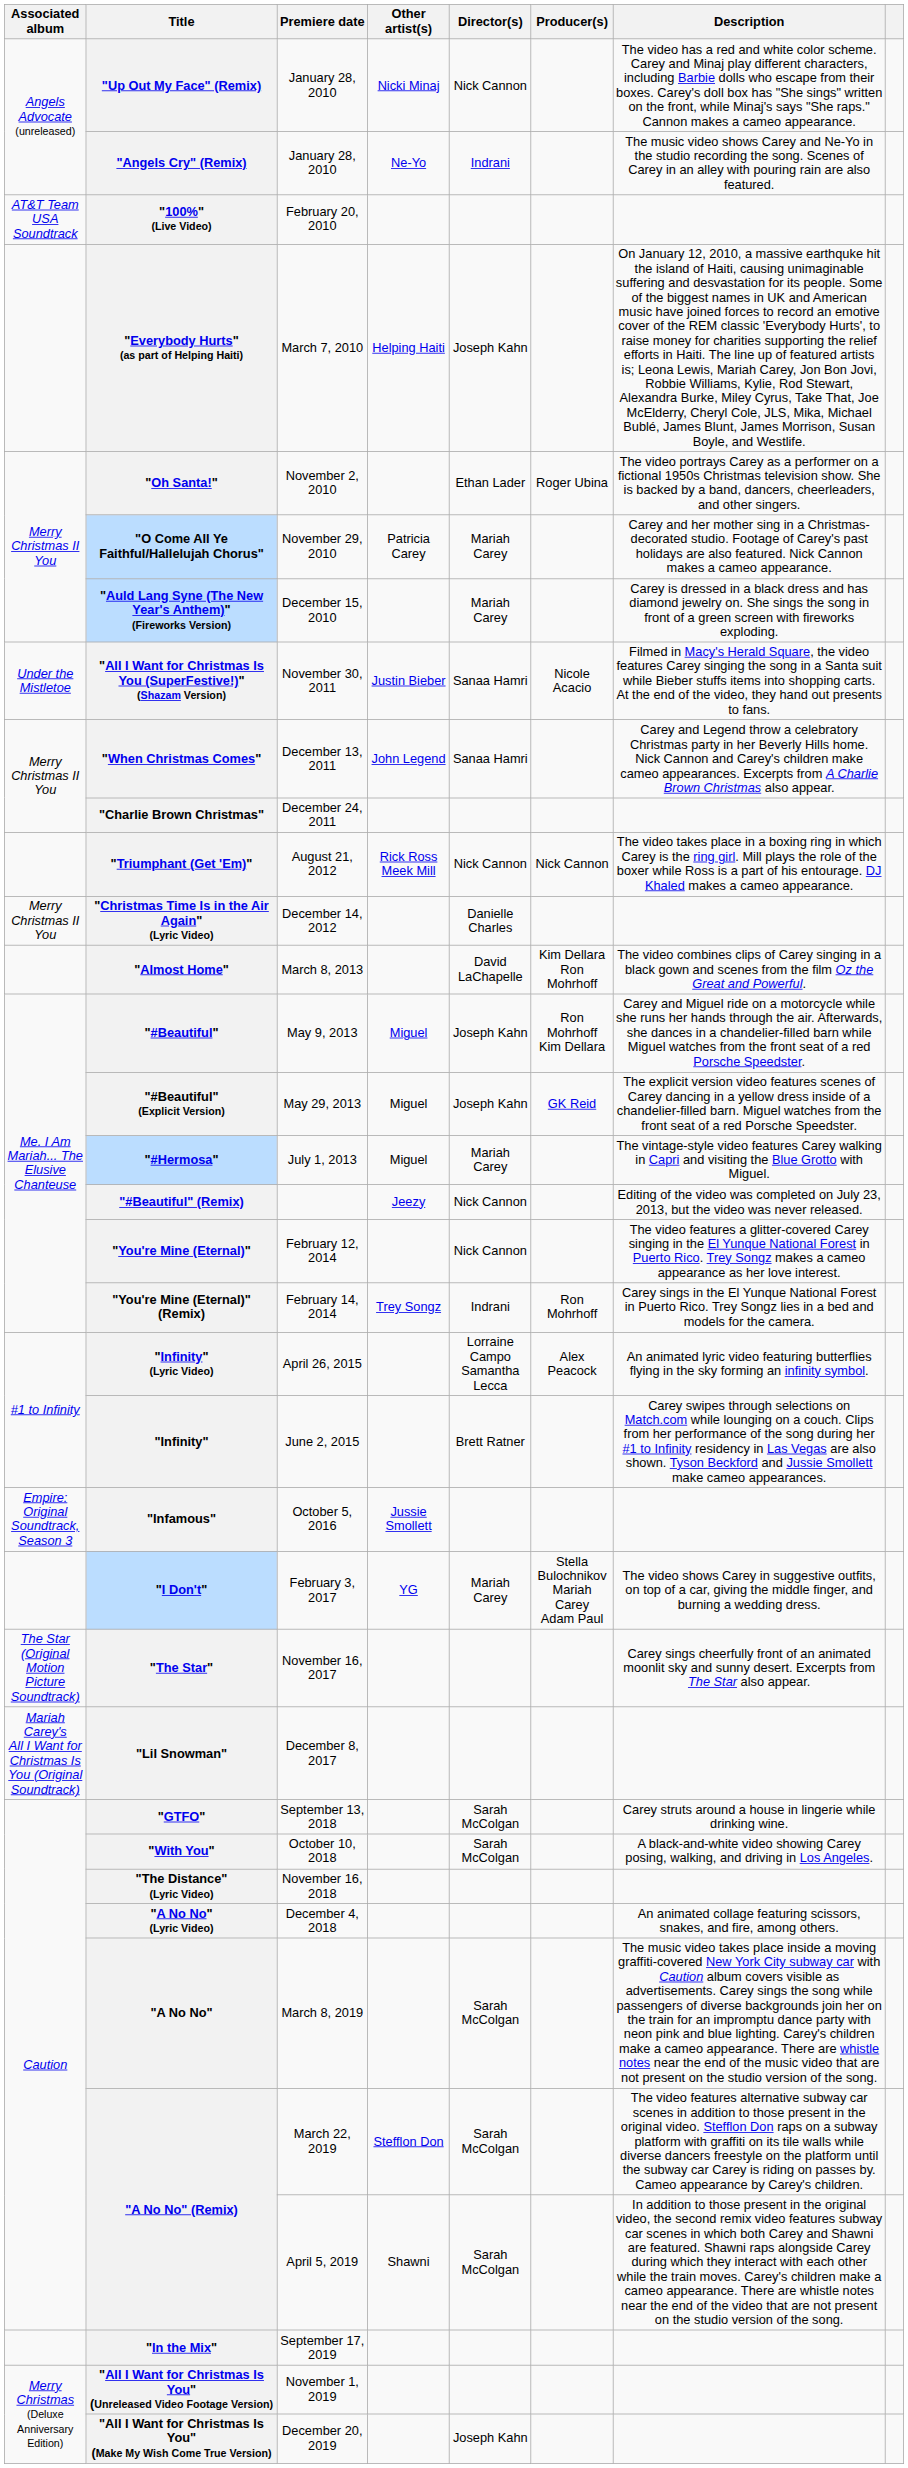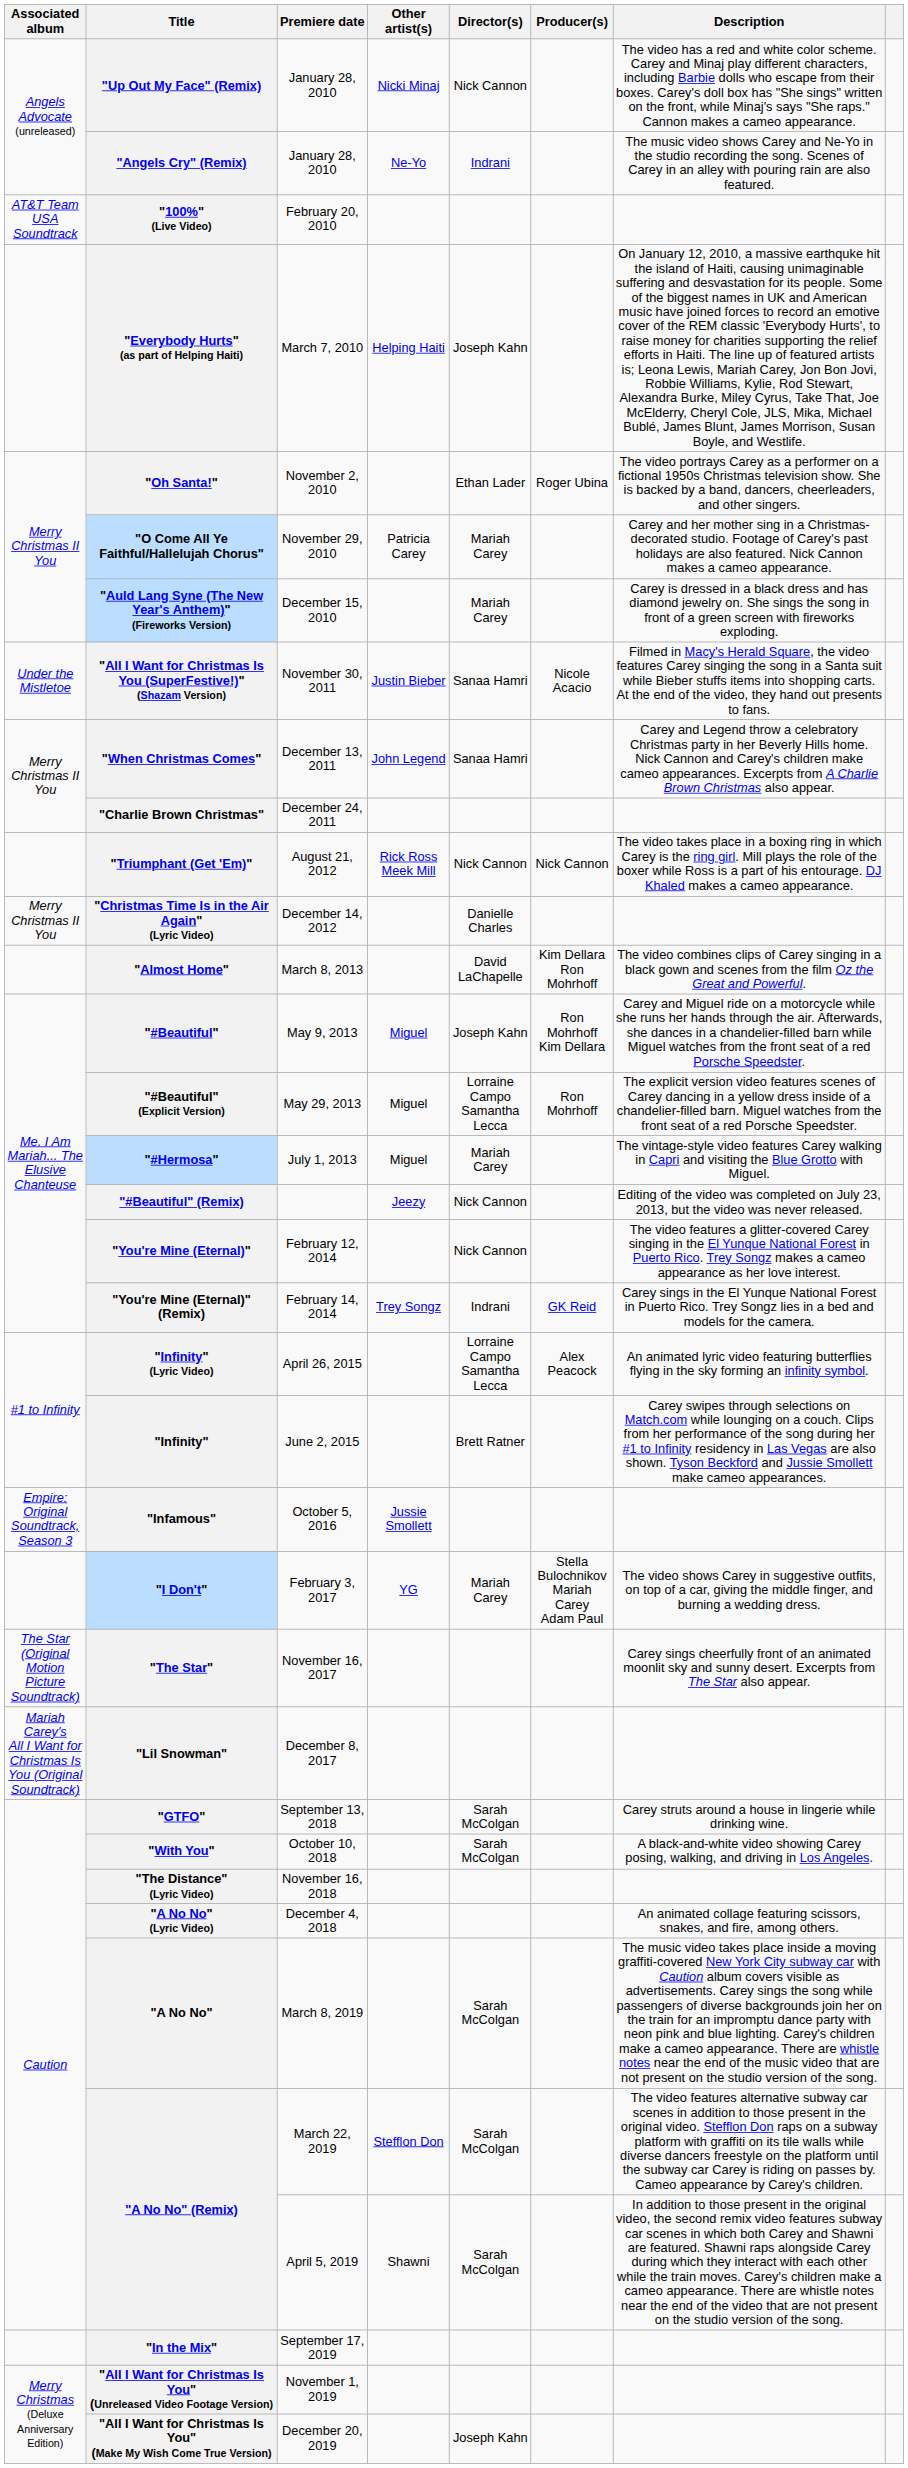(490, 1103) Joseph Kahn -> (490, 1103) Lorraine Campo Samantha Lecca
(572, 1103) GK Reid -> (572, 1103) Ron Mohrhoff
(572, 1307) Ron Mohrhoff -> (572, 1307) GK Reid
